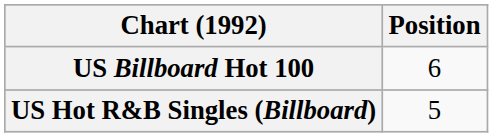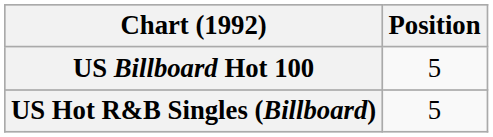(435, 68) 6 -> (435, 68) 5
